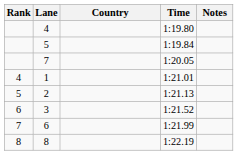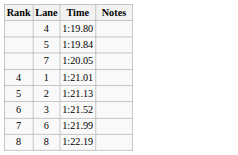- column: (110, 12)
